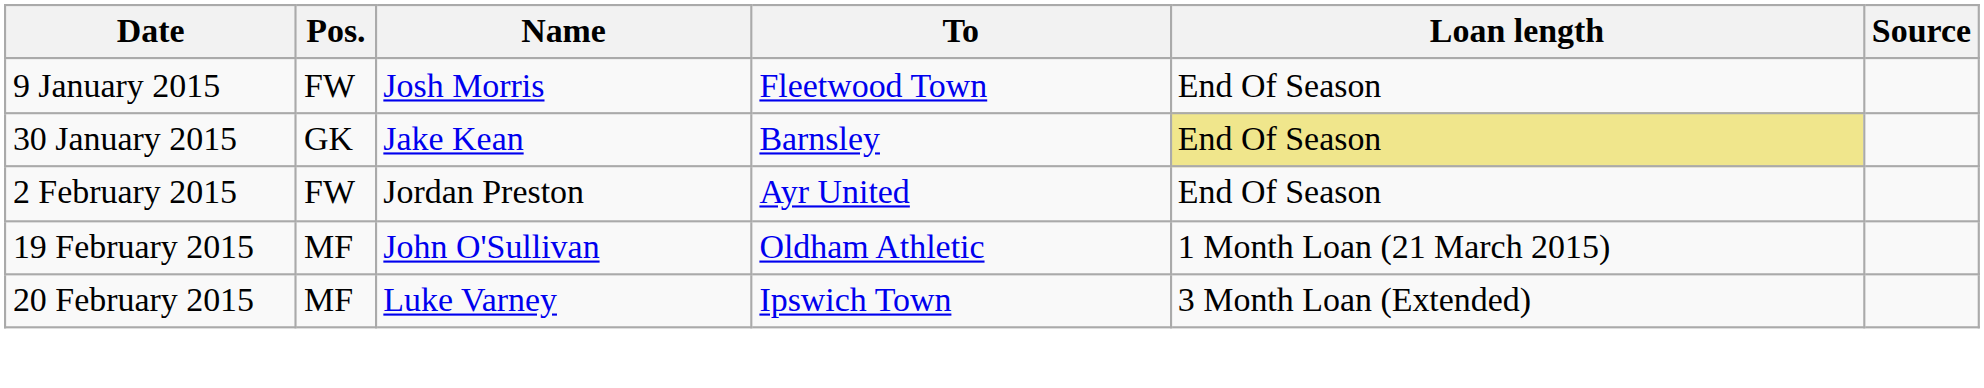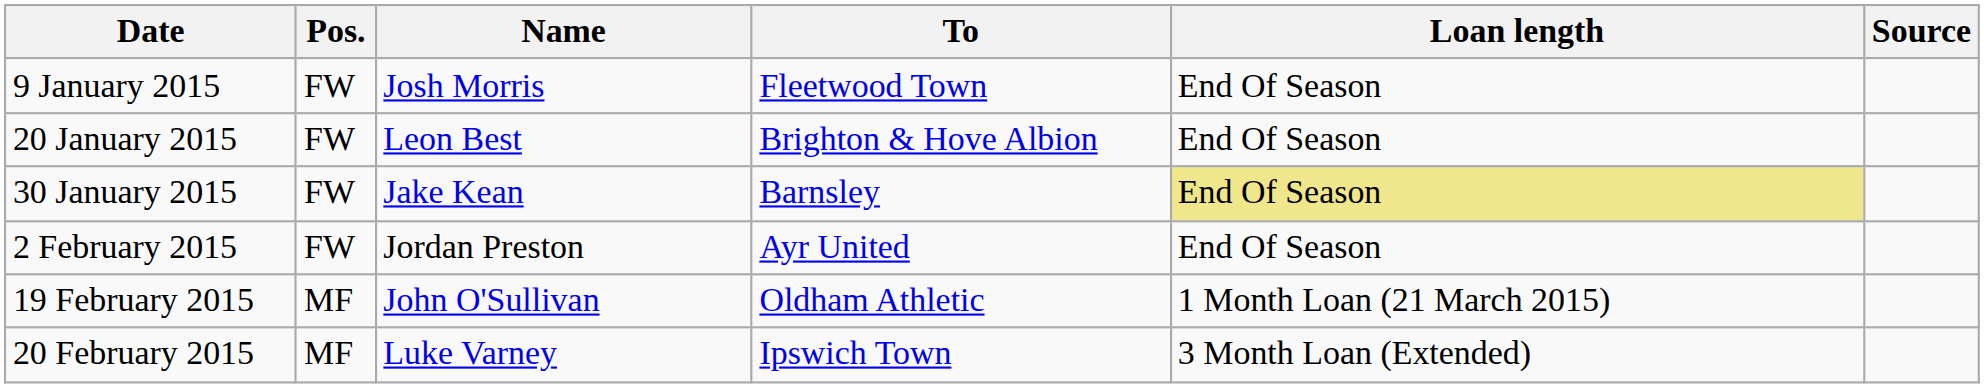+ row: (125, 138)
(329, 138) GK -> (330, 192) FW
